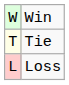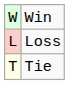rows swapped: (43, 67) <-> (38, 42)
